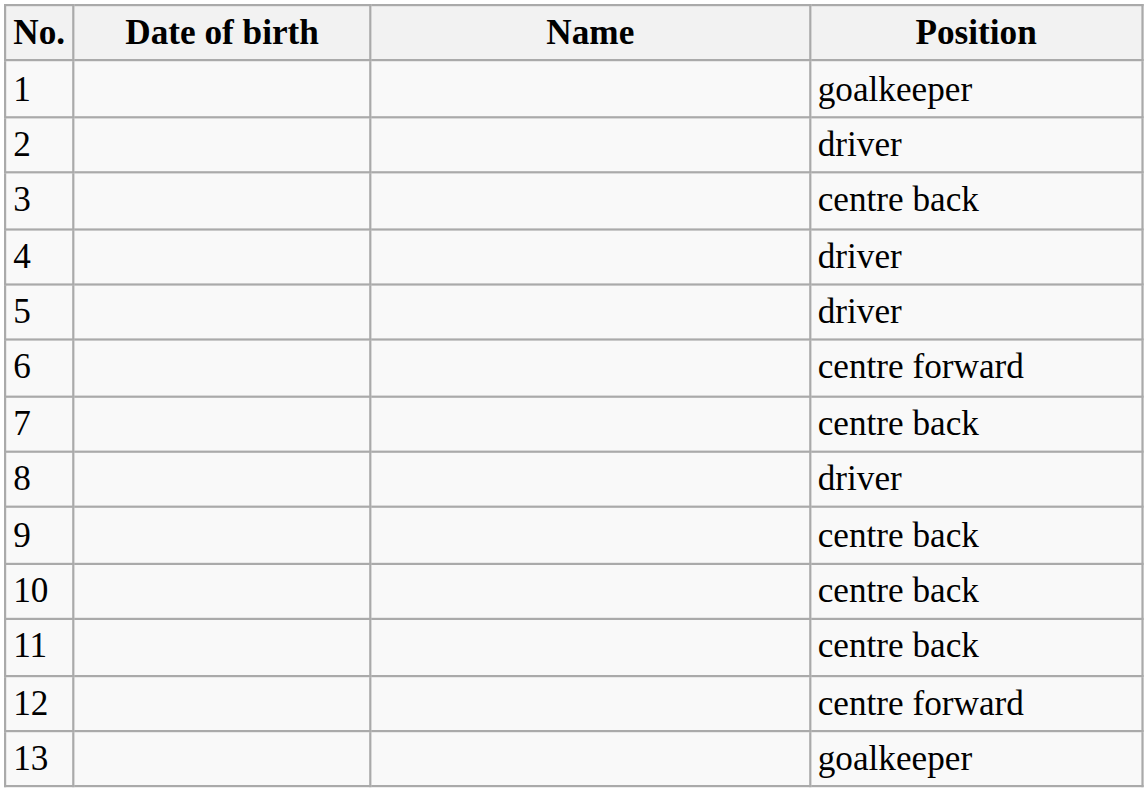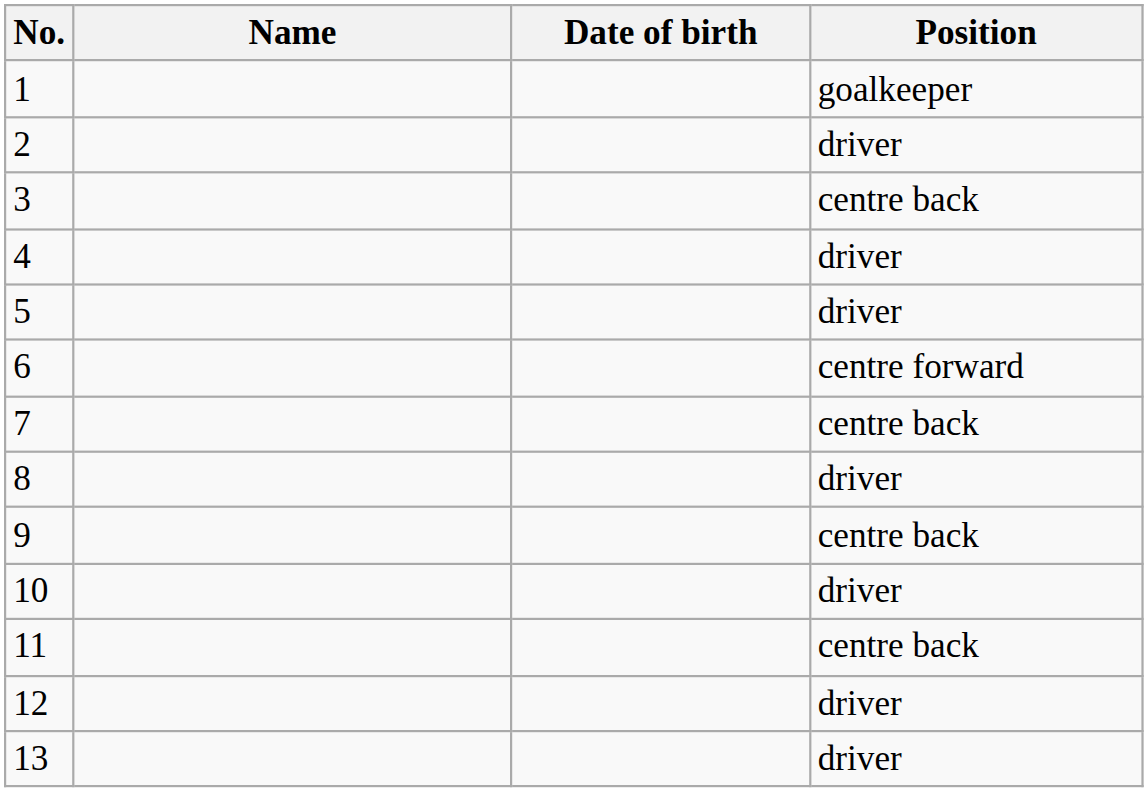columns swapped: (590, 32) <-> (222, 32)
(898, 590) centre back -> (860, 590) driver
(921, 702) centre forward -> (860, 702) driver
(895, 758) goalkeeper -> (860, 758) driver
